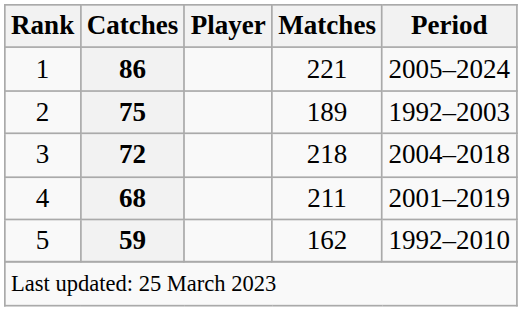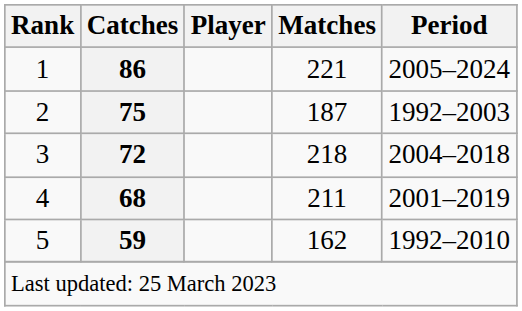(327, 111) 189 -> (327, 111) 187
